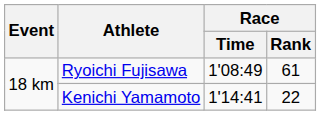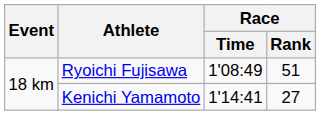(291, 71) 61 -> (291, 71) 51
(291, 97) 22 -> (291, 97) 27
